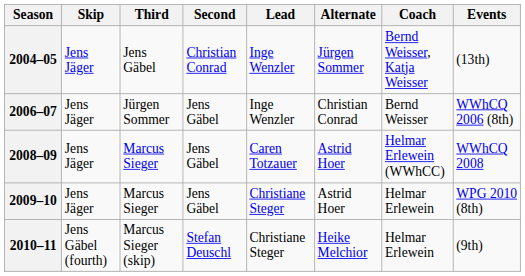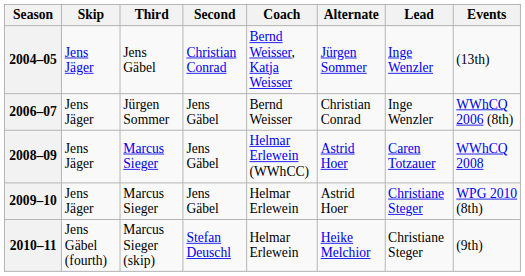columns swapped: (280, 15) <-> (418, 15)
